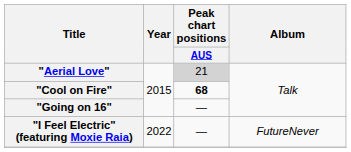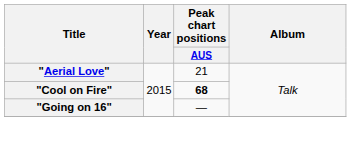(201, 72) lightgrey background -> (201, 72) no background
- row: (74, 131)
